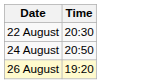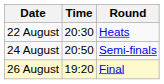+ column: (128, 13)
